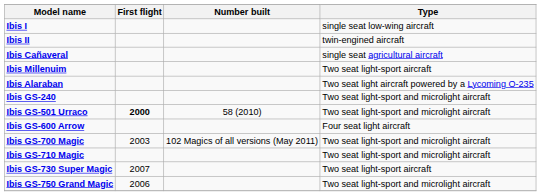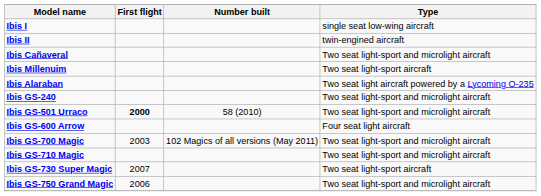(383, 55) single seat agricultural aircraft -> (406, 55) Two seat light-sport and microlight aircraft
